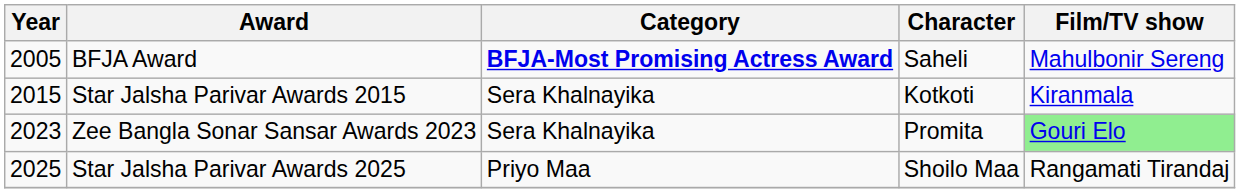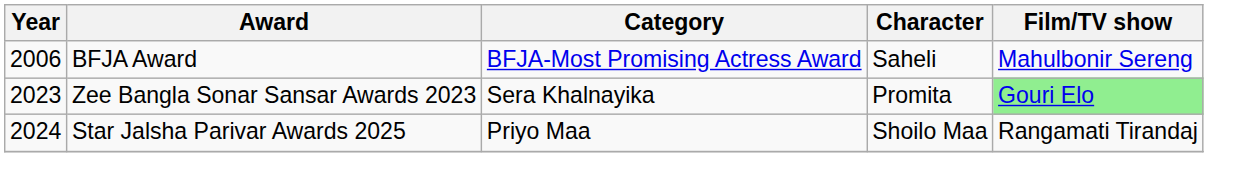(36, 59) 2005 -> (36, 59) 2006
(690, 59) bold -> (674, 59) normal
- row: (239, 95)
(36, 168) 2025 -> (36, 132) 2024
